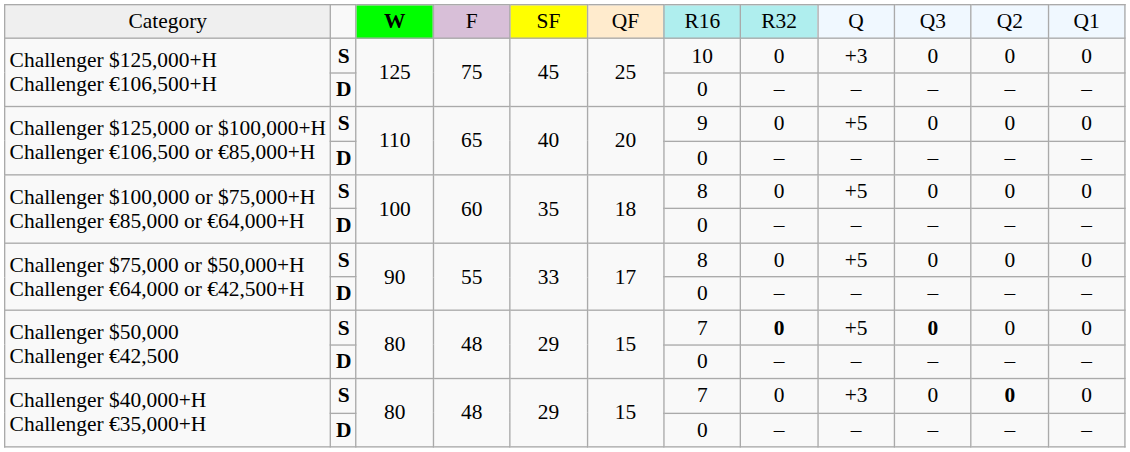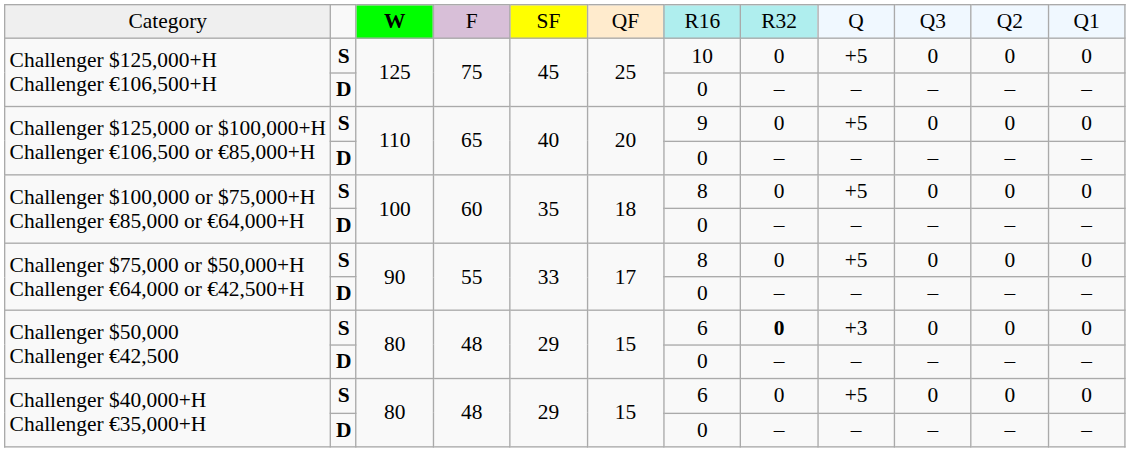(856, 55) +3 -> (856, 55) +5
(702, 327) 7 -> (702, 327) 6
(856, 327) +5 -> (856, 327) +3
(933, 327) bold -> (933, 327) normal
(702, 395) 7 -> (702, 395) 6
(856, 395) +3 -> (856, 395) +5
(1010, 395) bold -> (1010, 395) normal
